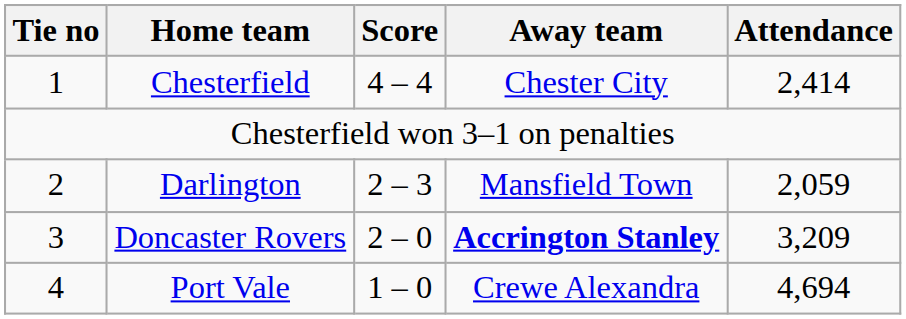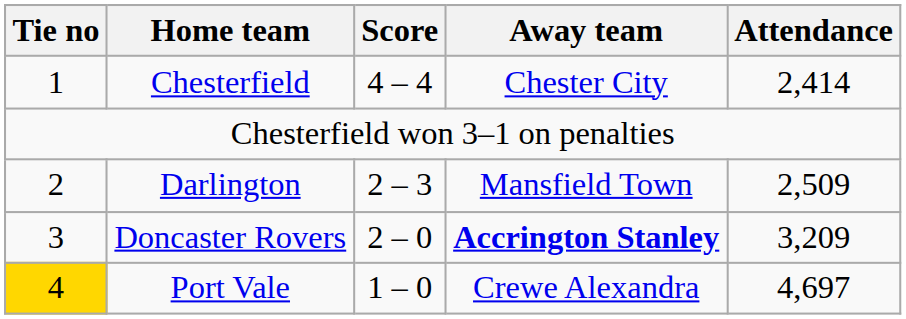(814, 184) 2,059 -> (814, 184) 2,509
(56, 287) no background -> (56, 287) gold background
(814, 287) 4,694 -> (814, 287) 4,697
